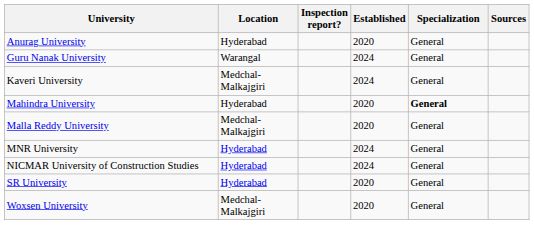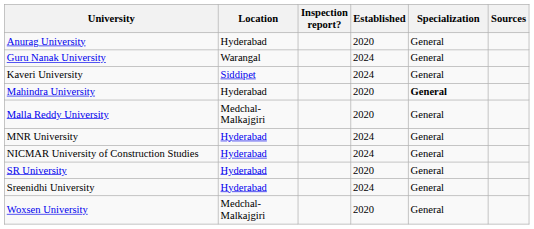(243, 80) Medchal- Malkajgiri -> (238, 74) Siddipet
+ row: (51, 187)
